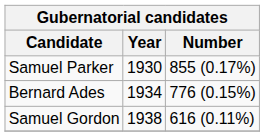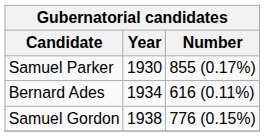(213, 93) 776 (0.15%) -> (212, 93) 616 (0.11%)
(212, 118) 616 (0.11%) -> (213, 118) 776 (0.15%)
